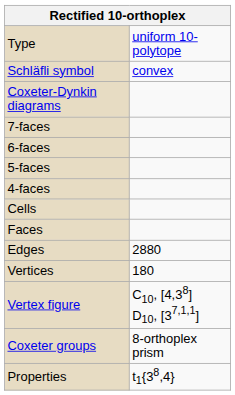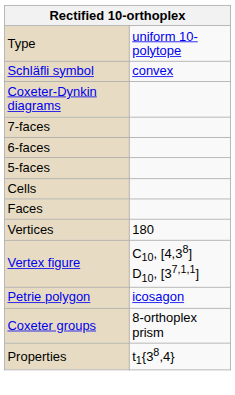- row: (29, 188)
- row: (26, 250)
+ row: (49, 297)
